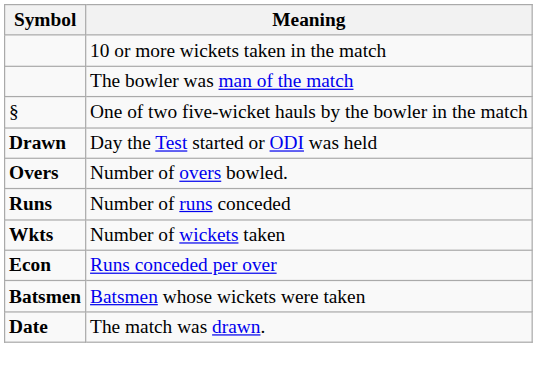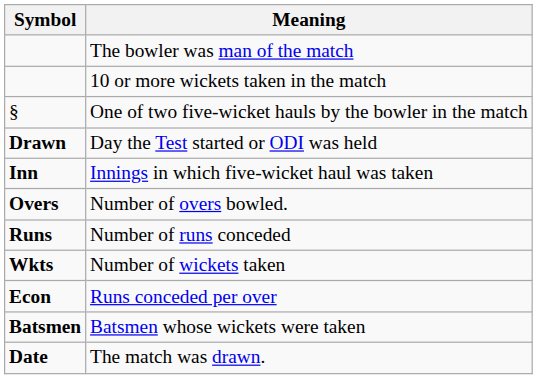rows swapped: (222, 81) <-> (238, 50)
+ row: (262, 173)
